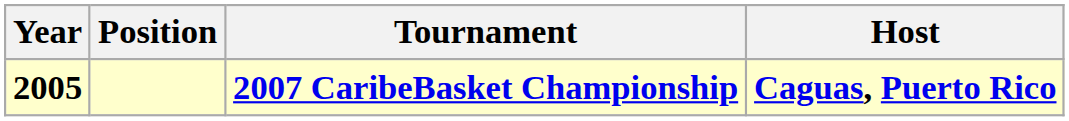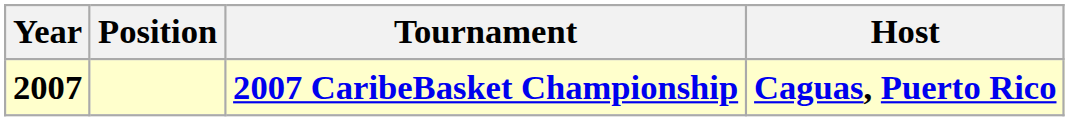(48, 86) 2005 -> (48, 86) 2007
